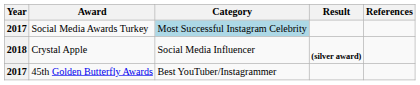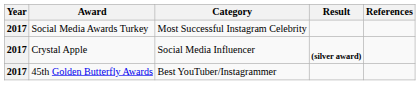(232, 28) lightblue background -> (232, 28) no background
(17, 50) 2018 -> (17, 50) 2017
